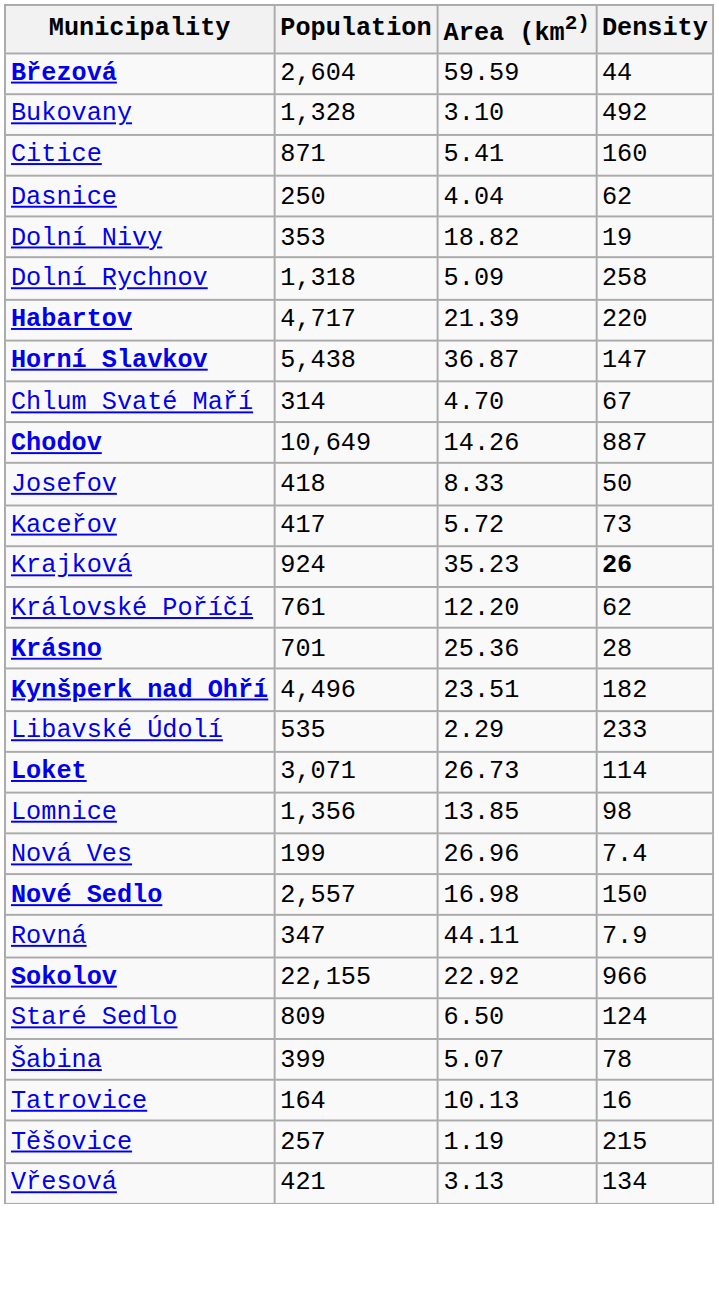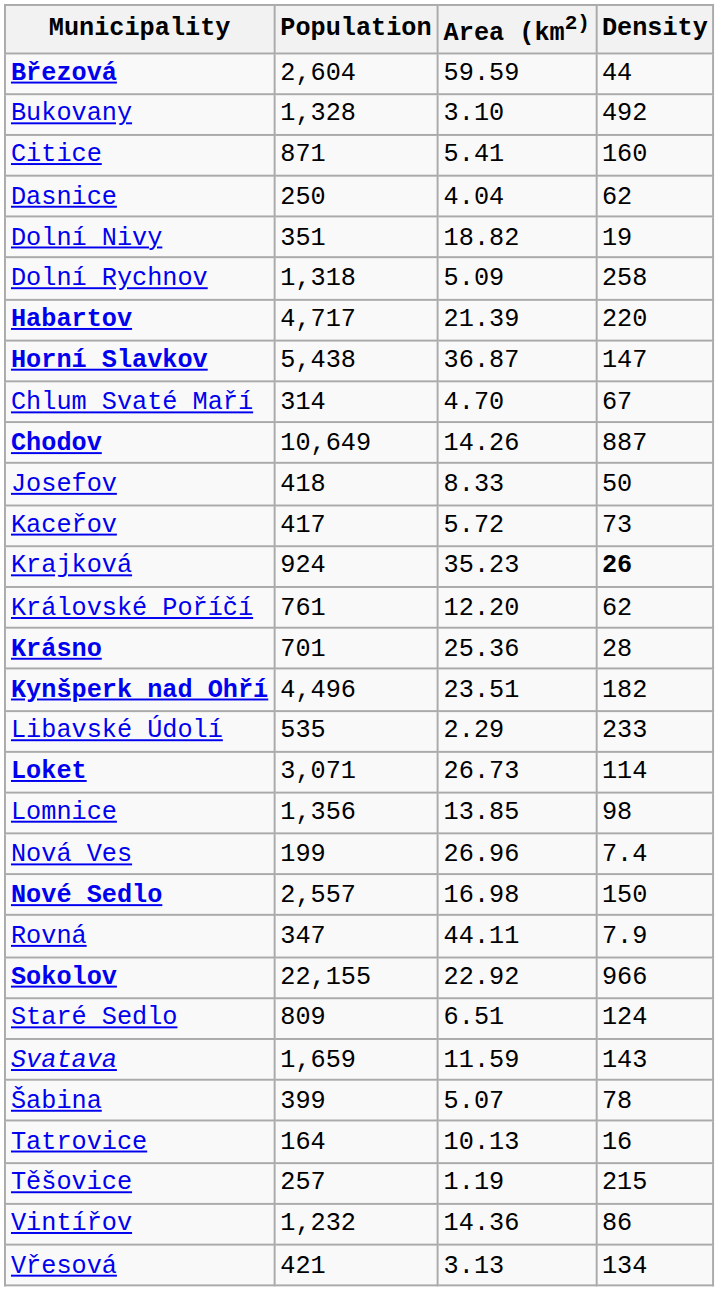(303, 237) 353 -> (303, 237) 351
(474, 1018) 6.50 -> (474, 1018) 6.51
+ row: (64, 1060)
+ row: (72, 1224)
